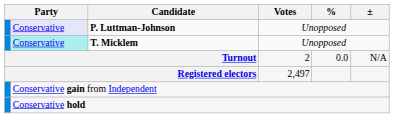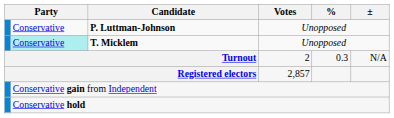(39, 27) lavender background -> (39, 27) no background
(342, 58) 0.0 -> (342, 58) 0.3
(299, 74) 2,497 -> (299, 74) 2,857
